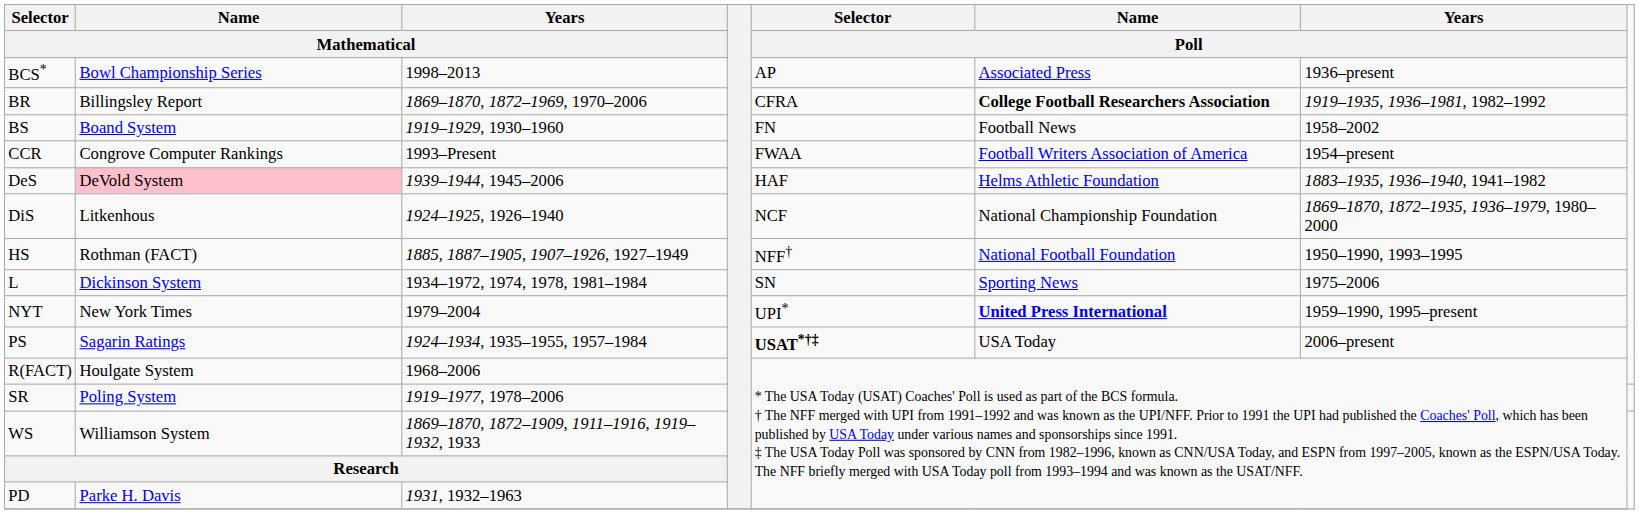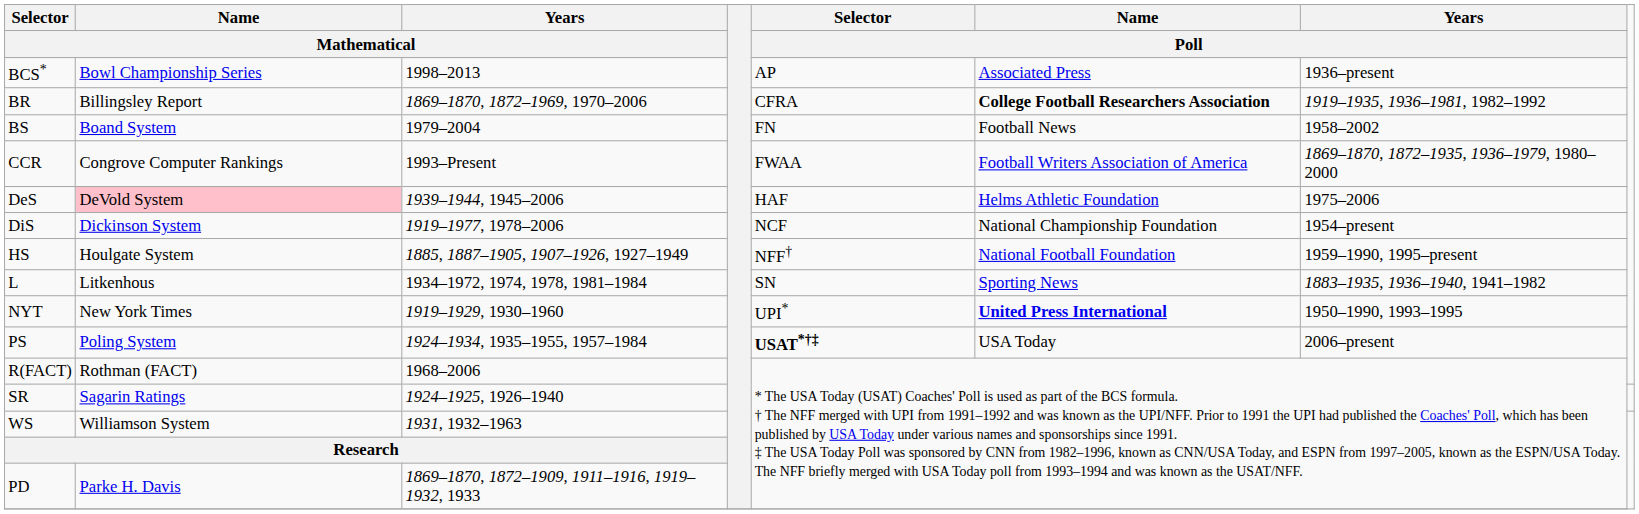(484, 127) 1919–1929, 1930–1960 -> (443, 127) 1979–2004
(1349, 154) 1954–present -> (1450, 163) 1869–1870, 1872–1935, 1936–1979, 1980–2000
(1425, 180) 1883–1935, 1936–1940, 1941–1982 -> (1342, 199) 1975–2006
(117, 216) Litkenhous -> (140, 225) Dickinson System
(484, 216) 1924–1925, 1926–1940 -> (484, 225) 1919–1977, 1978–2006
(1450, 216) 1869–1870, 1872–1935, 1936–1979, 1980–2000 -> (1349, 225) 1954–present
(138, 254) Rothman (FACT) -> (137, 254) Houlgate System
(1383, 254) 1950–1990, 1993–1995 -> (1391, 254) 1959–1990, 1995–present
(140, 282) Dickinson System -> (117, 282) Litkenhous
(1342, 282) 1975–2006 -> (1425, 282) 1883–1935, 1936–1940, 1941–1982
(443, 311) 1979–2004 -> (484, 311) 1919–1929, 1930–1960
(1391, 311) 1959–1990, 1995–present -> (1383, 311) 1950–1990, 1993–1995
(132, 342) Sagarin Ratings -> (128, 342) Poling System
(137, 371) Houlgate System -> (138, 371) Rothman (FACT)
(128, 397) Poling System -> (132, 397) Sagarin Ratings
(484, 397) 1919–1977, 1978–2006 -> (484, 397) 1924–1925, 1926–1940
(550, 433) 1869–1870, 1872–1909, 1911–1916, 1919–1932, 1933 -> (464, 423) 1931, 1932–1963
(464, 495) 1931, 1932–1963 -> (550, 486) 1869–1870, 1872–1909, 1911–1916, 1919–1932, 1933
